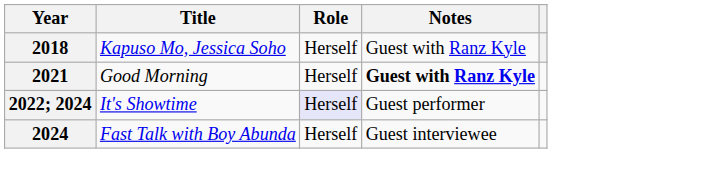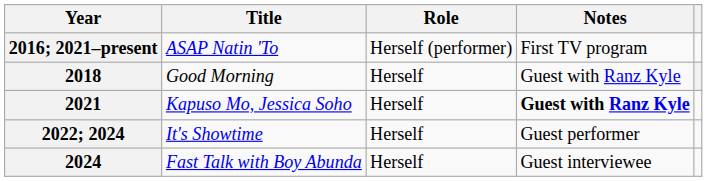+ row: (83, 47)
(193, 47) Kapuso Mo, Jessica Soho -> (220, 76) Good Morning
(154, 76) Good Morning -> (259, 104) Kapuso Mo, Jessica Soho
(331, 104) lavender background -> (397, 133) no background
